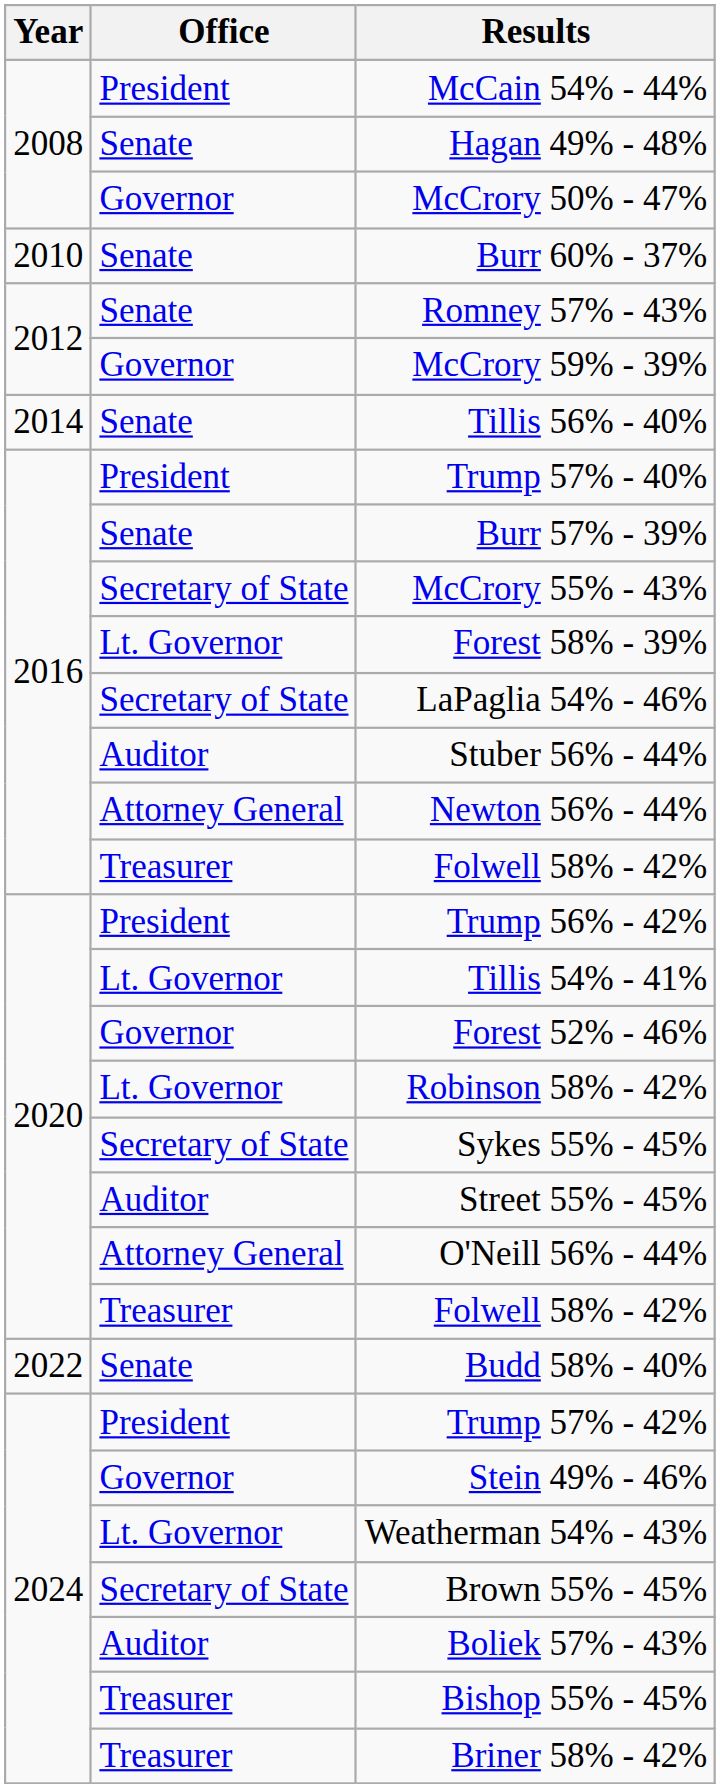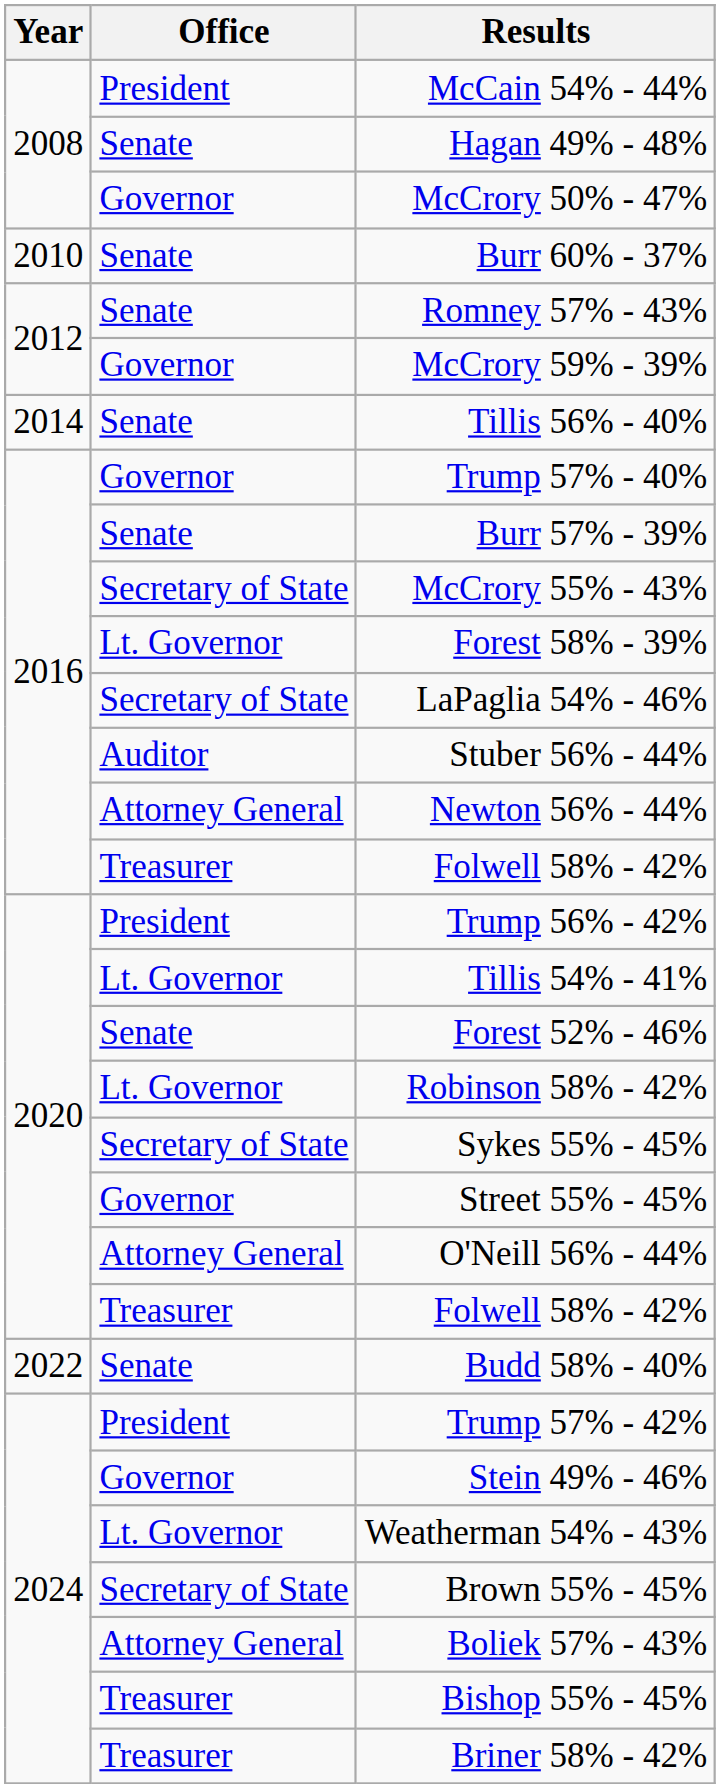(165, 476) President -> (167, 476) Governor
(167, 1032) Governor -> (146, 1032) Senate
(154, 1199) Auditor -> (167, 1199) Governor
(154, 1643) Auditor -> (222, 1643) Attorney General
